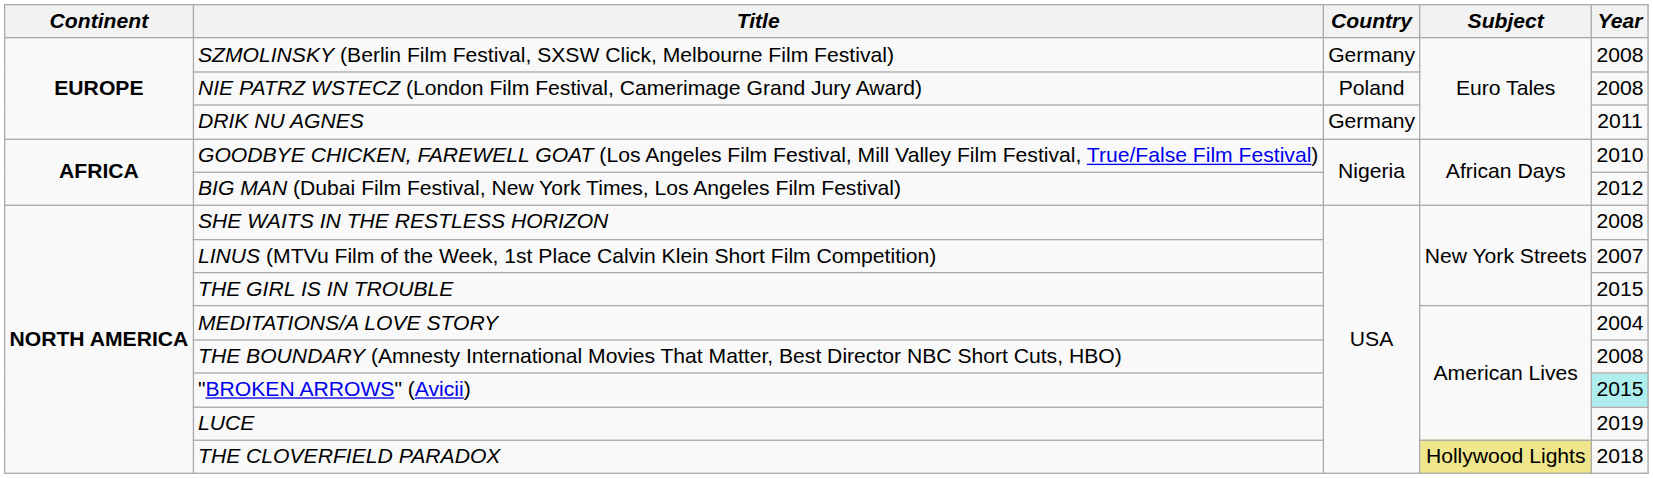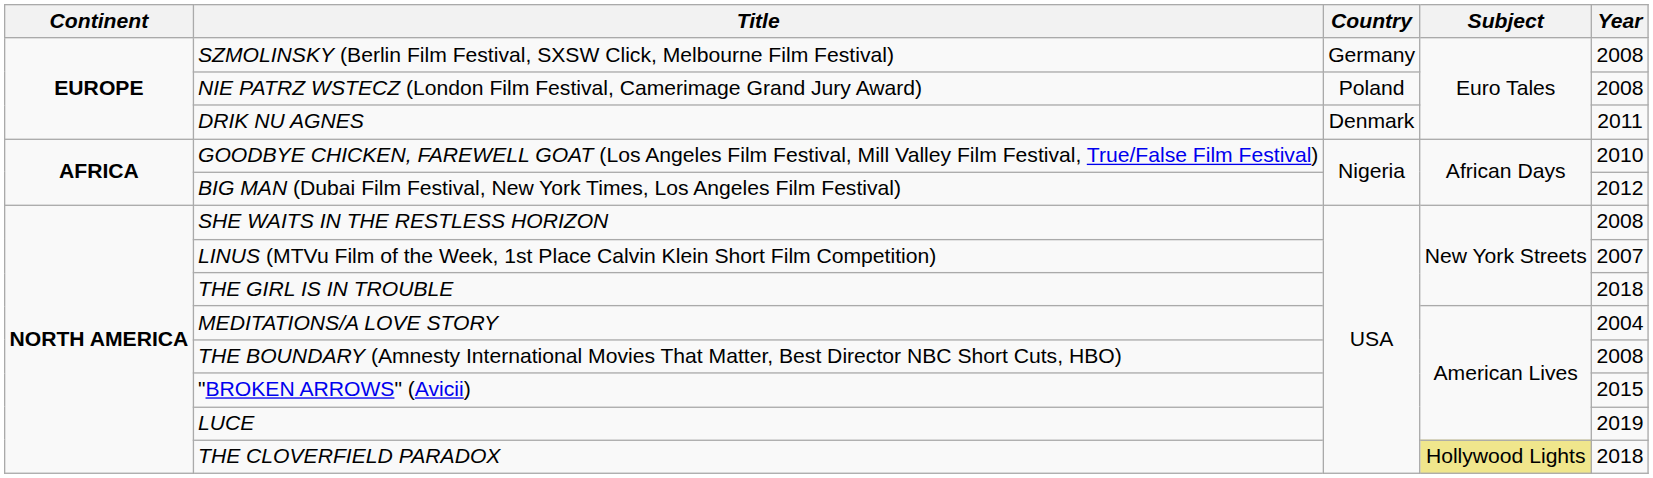(1372, 121) Germany -> (1372, 121) Denmark
(1620, 289) 2015 -> (1620, 289) 2018
(1620, 389) paleturquoise background -> (1620, 389) no background
